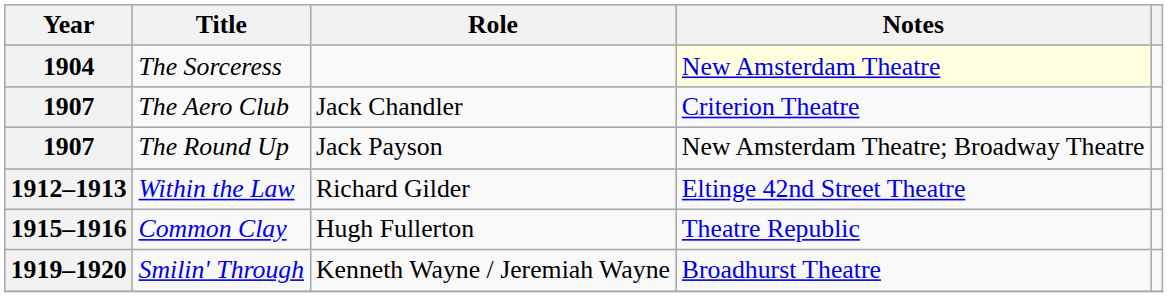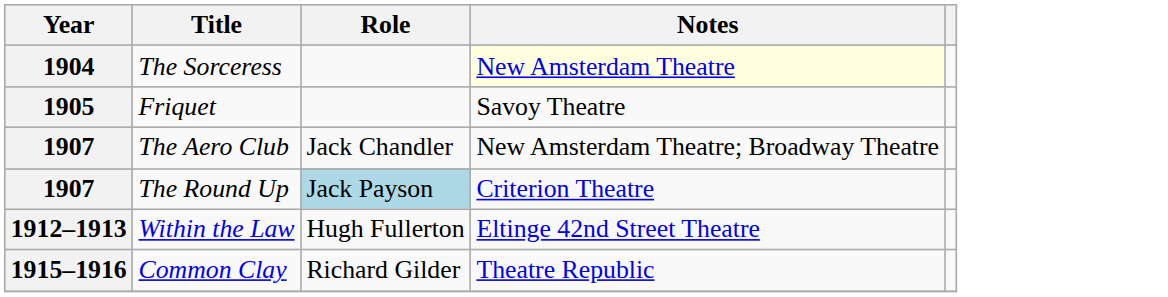+ row: (177, 106)
(771, 106) Criterion Theatre -> (708, 147) New Amsterdam Theatre; Broadway Theatre
(379, 147) no background -> (370, 188) lightblue background
(913, 147) New Amsterdam Theatre; Broadway Theatre -> (565, 188) Criterion Theatre
(393, 188) Richard Gilder -> (385, 229) Hugh Fullerton
(395, 229) Hugh Fullerton -> (383, 270) Richard Gilder
- row: (221, 270)
